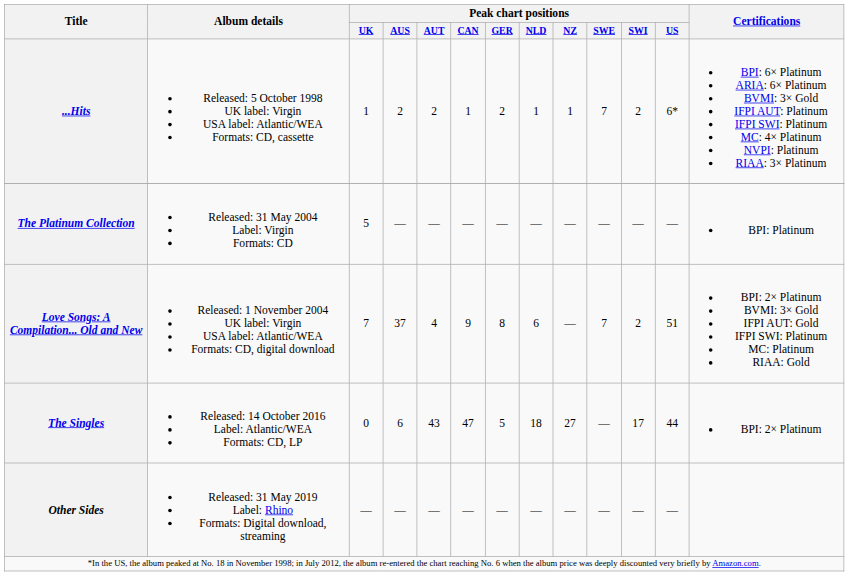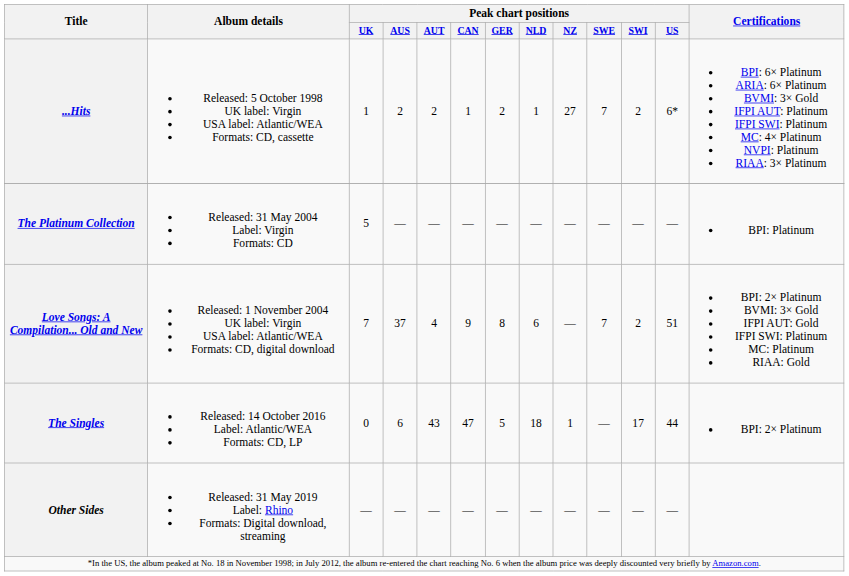(570, 111) 1 -> (570, 111) 27
(570, 423) 27 -> (570, 423) 1
